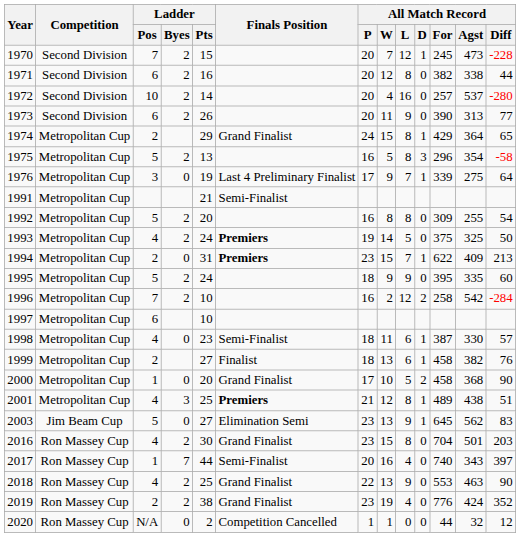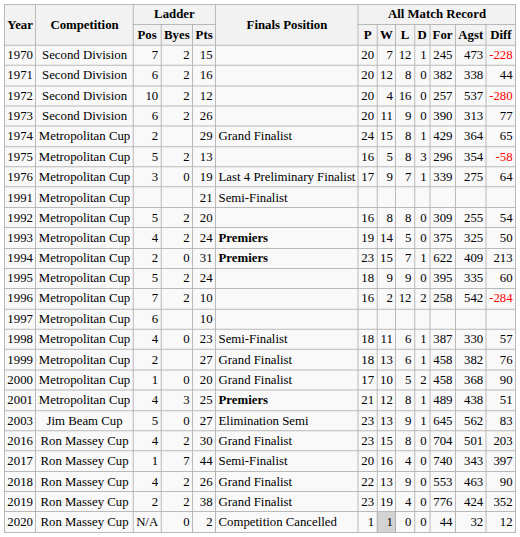(206, 95) 14 -> (206, 95) 12
(238, 359) Finalist -> (255, 359) Grand Finalist
(206, 481) 25 -> (206, 481) 26
(390, 522) no background -> (390, 522) lightgrey background
